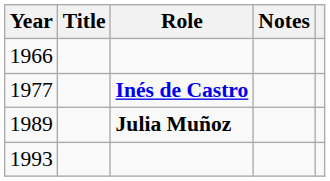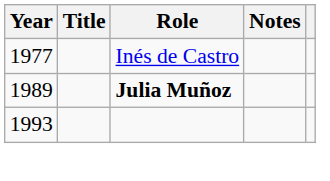- row: (31, 55)
(182, 90) bold -> (177, 55) normal
